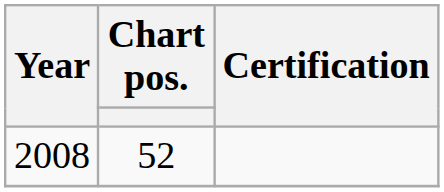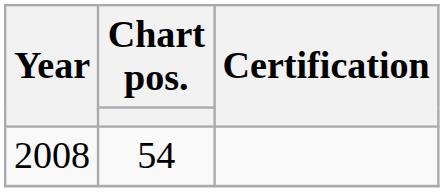(156, 155) 52 -> (156, 155) 54
